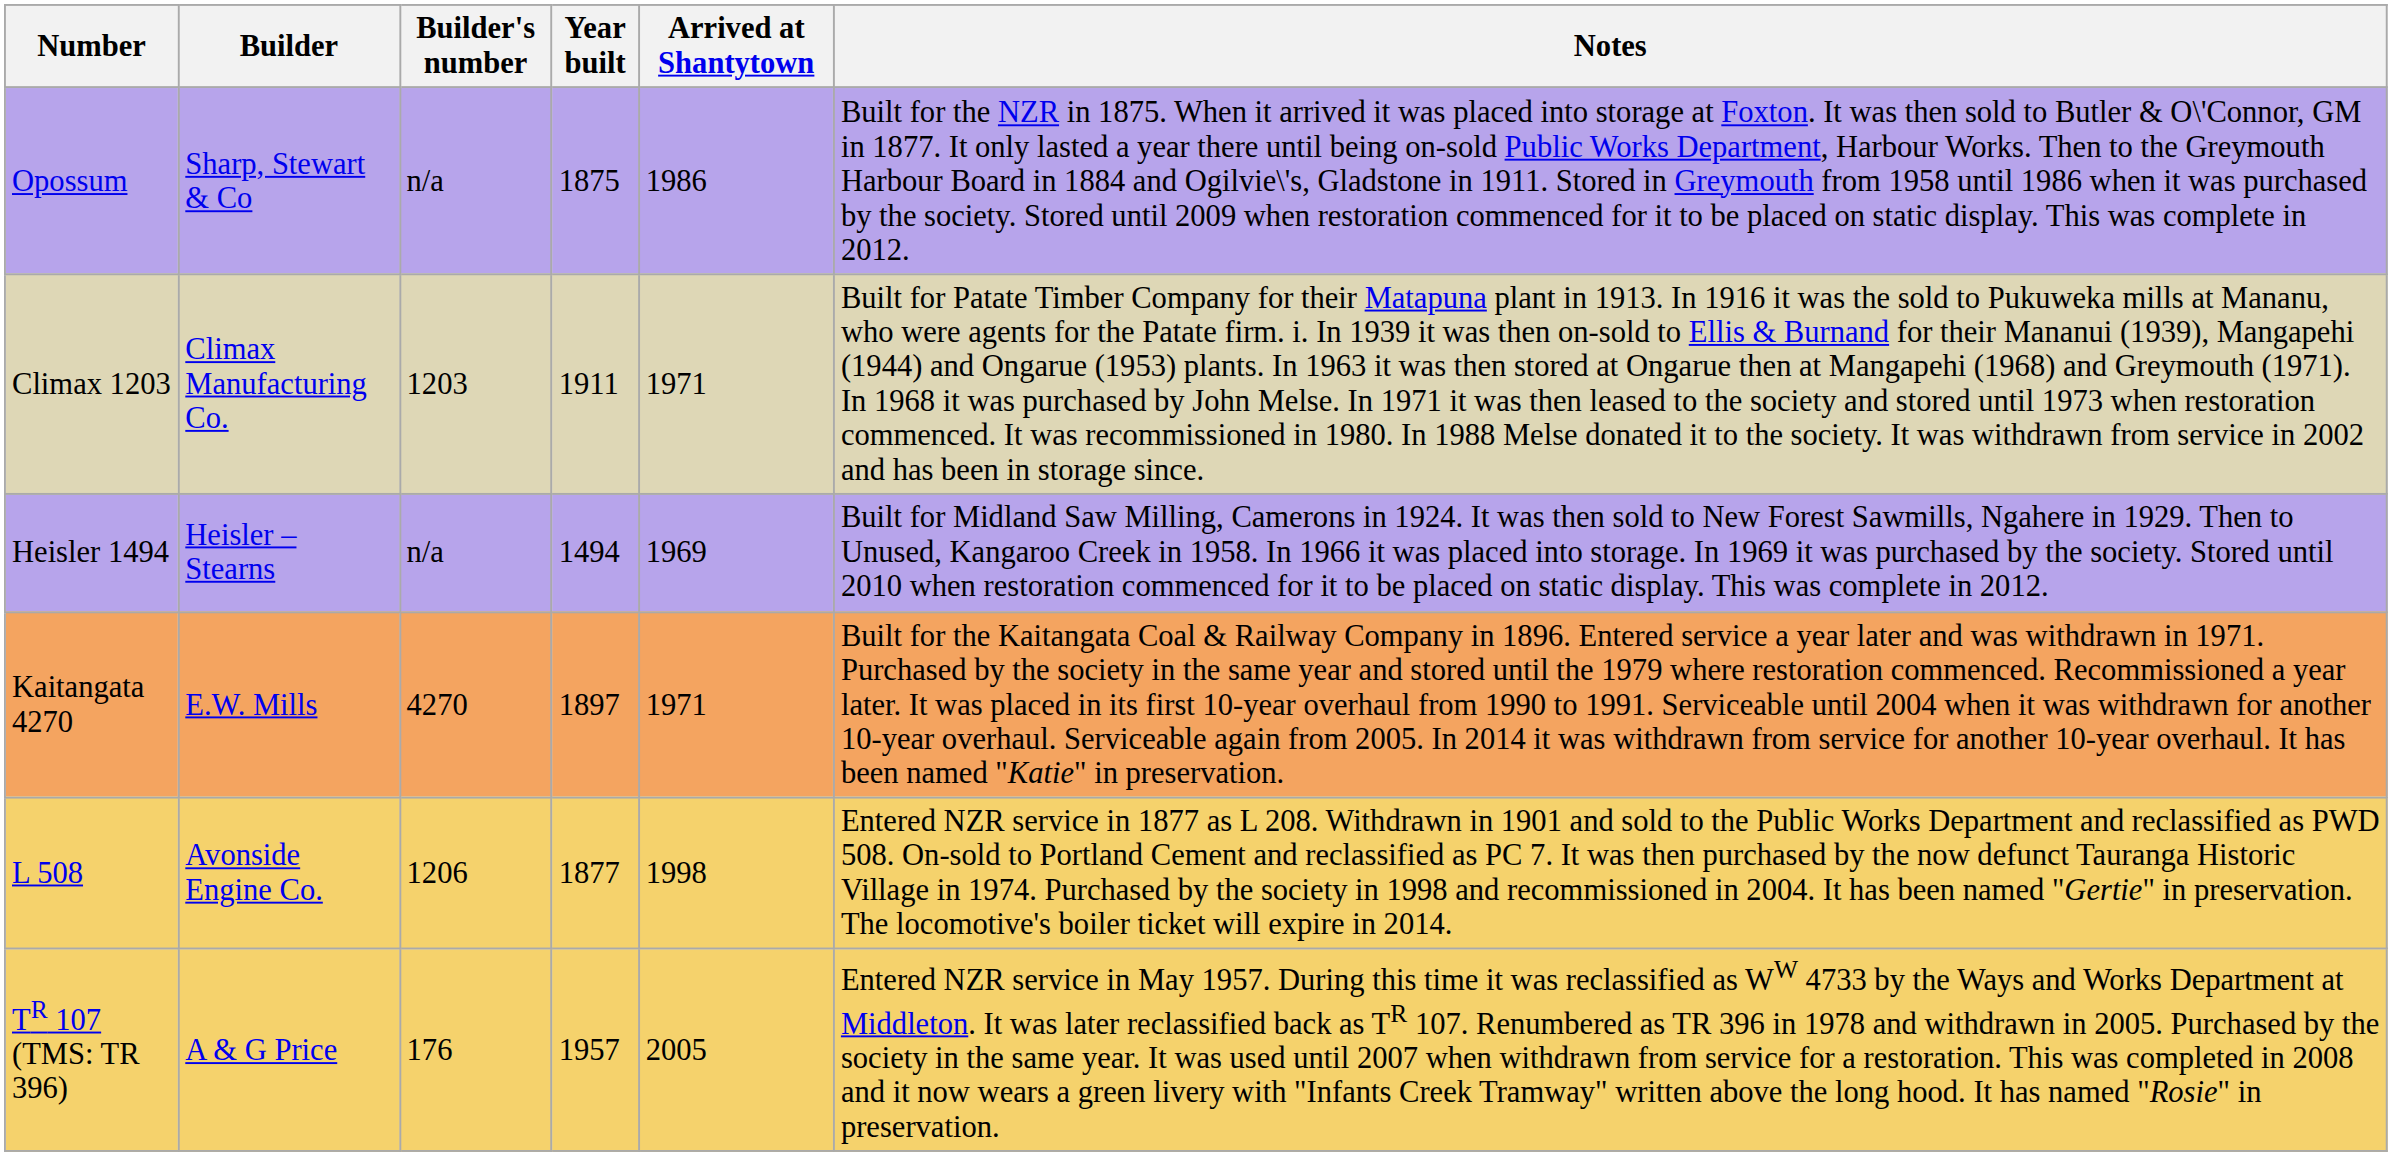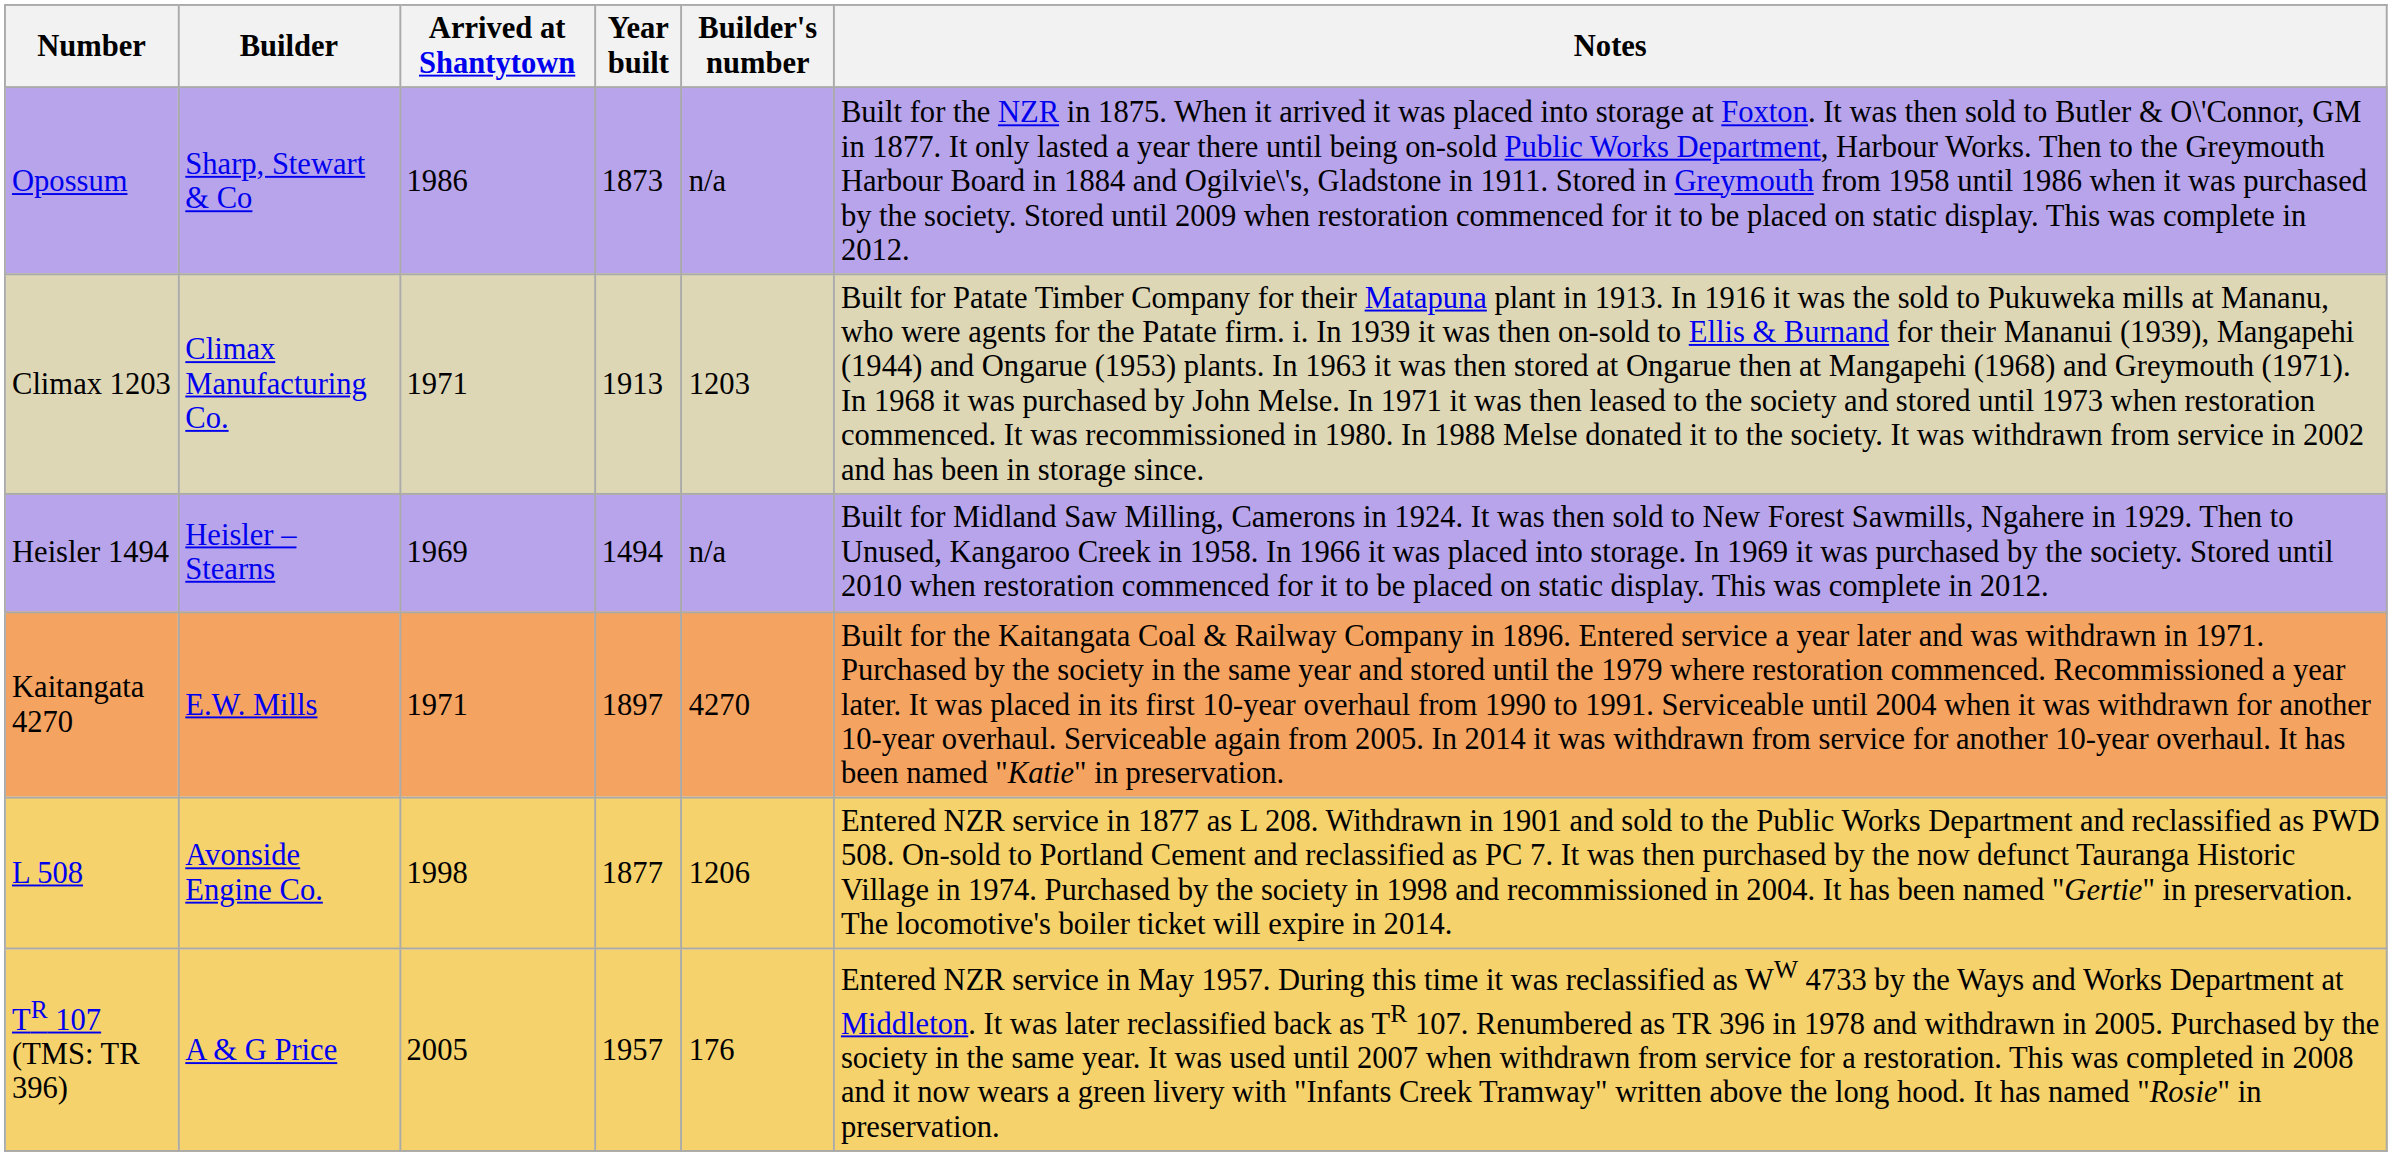columns swapped: (476, 45) <-> (736, 45)
(589, 180) 1875 -> (632, 180) 1873
(589, 383) 1911 -> (632, 383) 1913
